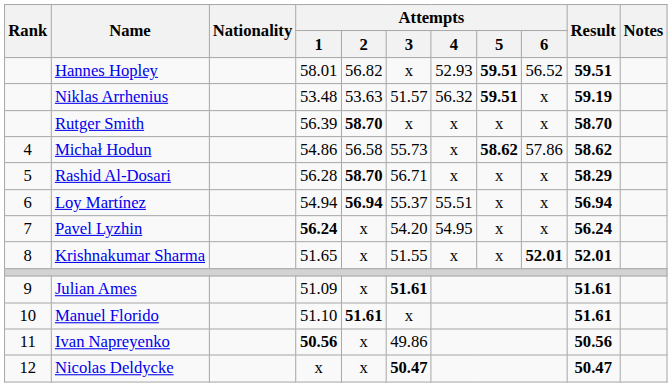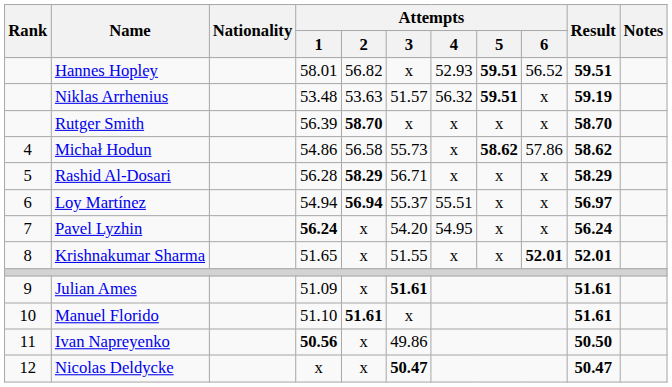(364, 176) 58.70 -> (364, 176) 58.29
(593, 202) 56.94 -> (593, 202) 56.97
(593, 342) 50.56 -> (593, 342) 50.50
